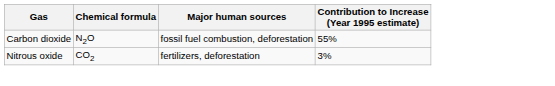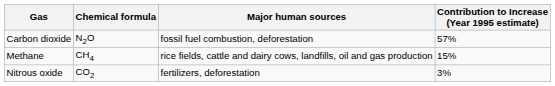(327, 39) 55% -> (447, 39) 57%
+ row: (25, 56)
